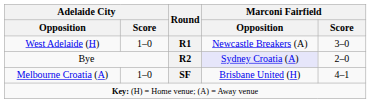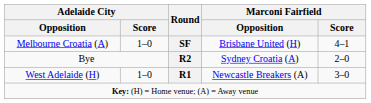rows swapped: (62, 43) <-> (62, 75)
(260, 59) lavender background -> (260, 59) no background
